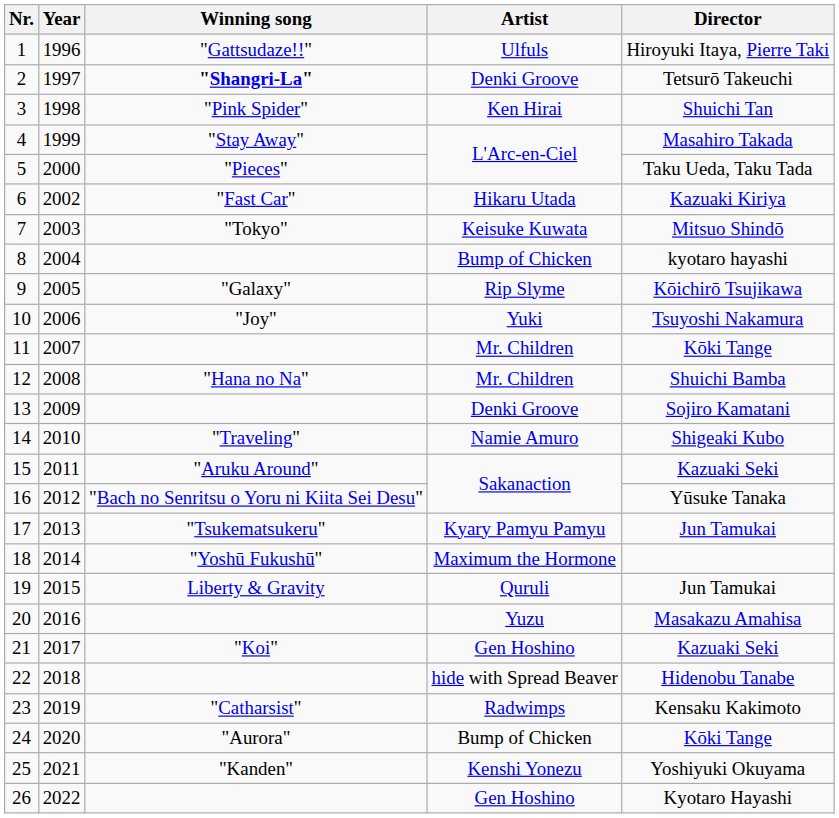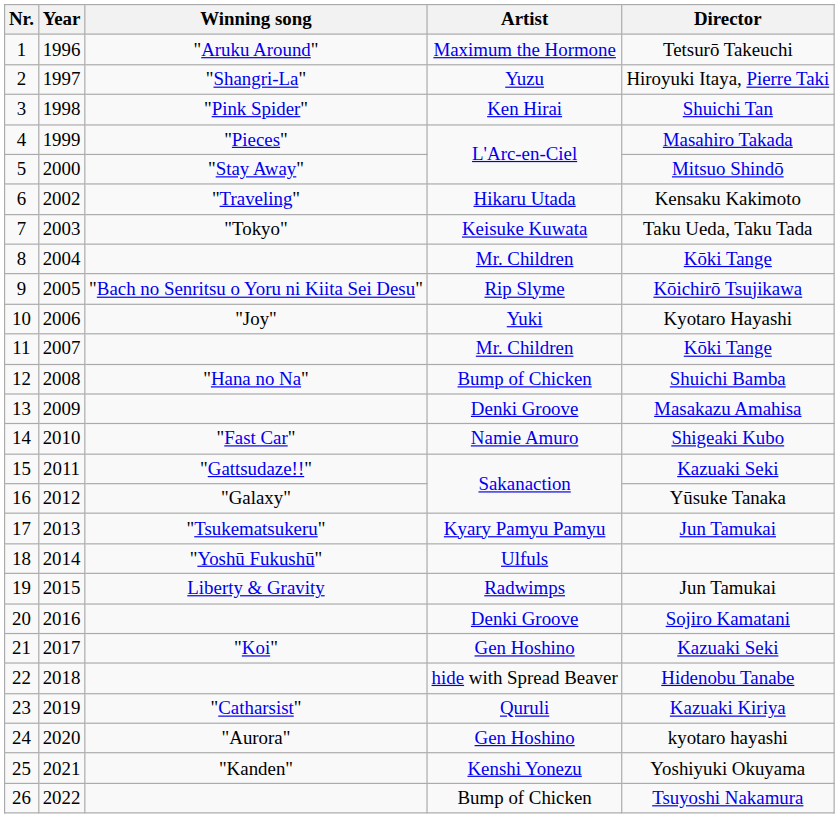(256, 49) "Gattsudaze!!" -> (256, 49) "Aruku Around"
(525, 49) Ulfuls -> (525, 49) Maximum the Hormone
(728, 49) Hiroyuki Itaya, Pierre Taki -> (728, 49) Tetsurō Takeuchi
(256, 79) bold -> (256, 79) normal
(525, 79) Denki Groove -> (525, 79) Yuzu
(728, 79) Tetsurō Takeuchi -> (728, 79) Hiroyuki Itaya, Pierre Taki
(256, 139) "Stay Away" -> (256, 139) "Pieces"
(256, 169) "Pieces" -> (256, 169) "Stay Away"
(728, 169) Taku Ueda, Taku Tada -> (728, 169) Mitsuo Shindō
(256, 199) "Fast Car" -> (256, 199) "Traveling"
(728, 199) Kazuaki Kiriya -> (728, 199) Kensaku Kakimoto
(728, 229) Mitsuo Shindō -> (728, 229) Taku Ueda, Taku Tada
(525, 259) Bump of Chicken -> (525, 259) Mr. Children
(728, 259) kyotaro hayashi -> (728, 259) Kōki Tange
(256, 288) "Galaxy" -> (256, 288) "Bach no Senritsu o Yoru ni Kiita Sei Desu"
(728, 318) Tsuyoshi Nakamura -> (728, 318) Kyotaro Hayashi
(525, 378) Mr. Children -> (525, 378) Bump of Chicken
(728, 408) Sojiro Kamatani -> (728, 408) Masakazu Amahisa
(256, 438) "Traveling" -> (256, 438) "Fast Car"
(256, 468) "Aruku Around" -> (256, 468) "Gattsudaze!!"
(256, 498) "Bach no Senritsu o Yoru ni Kiita Sei Desu" -> (256, 498) "Galaxy"
(525, 558) Maximum the Hormone -> (525, 558) Ulfuls
(525, 588) Quruli -> (525, 588) Radwimps
(525, 618) Yuzu -> (525, 618) Denki Groove
(728, 618) Masakazu Amahisa -> (728, 618) Sojiro Kamatani
(525, 708) Radwimps -> (525, 708) Quruli
(728, 708) Kensaku Kakimoto -> (728, 708) Kazuaki Kiriya
(525, 738) Bump of Chicken -> (525, 738) Gen Hoshino
(728, 738) Kōki Tange -> (728, 738) kyotaro hayashi
(525, 797) Gen Hoshino -> (525, 797) Bump of Chicken
(728, 797) Kyotaro Hayashi -> (728, 797) Tsuyoshi Nakamura
